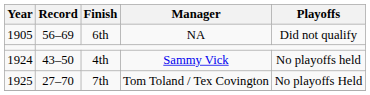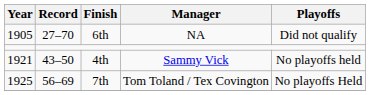(58, 34) 56–69 -> (58, 34) 27–70
(20, 60) 1924 -> (20, 60) 1921
(58, 80) 27–70 -> (58, 80) 56–69
